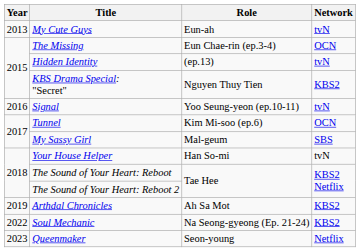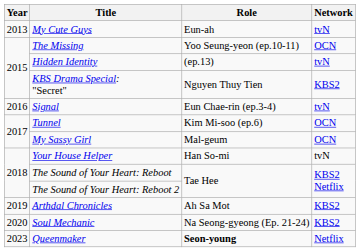(230, 45) Eun Chae-rin (ep.3-4) -> (242, 45) Yoo Seung-yeon (ep.10-11)
(242, 106) Yoo Seung-yeon (ep.10-11) -> (230, 106) Eun Chae-rin (ep.3-4)
(323, 139) SBS -> (325, 139) OCN
(17, 222) 2022 -> (17, 222) 2020
(209, 238) normal -> (210, 238) bold
